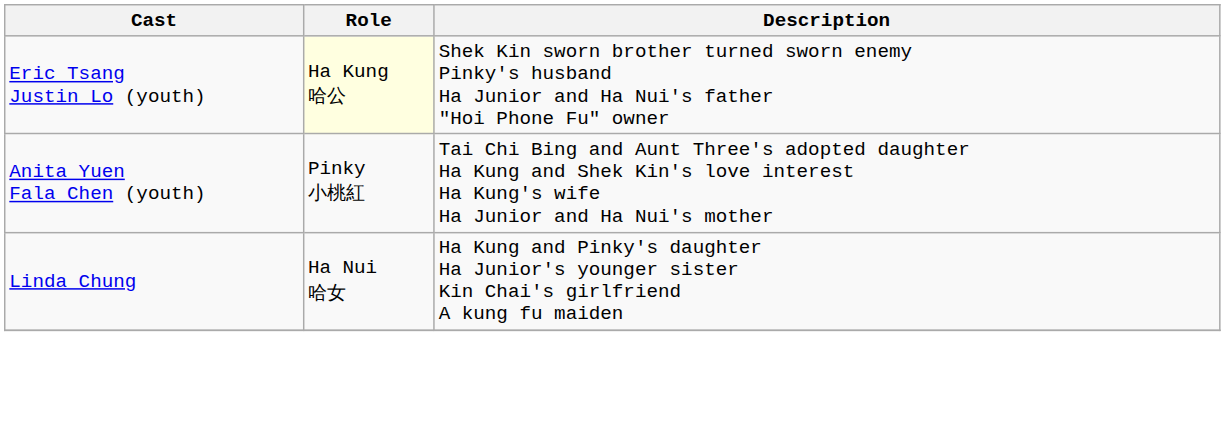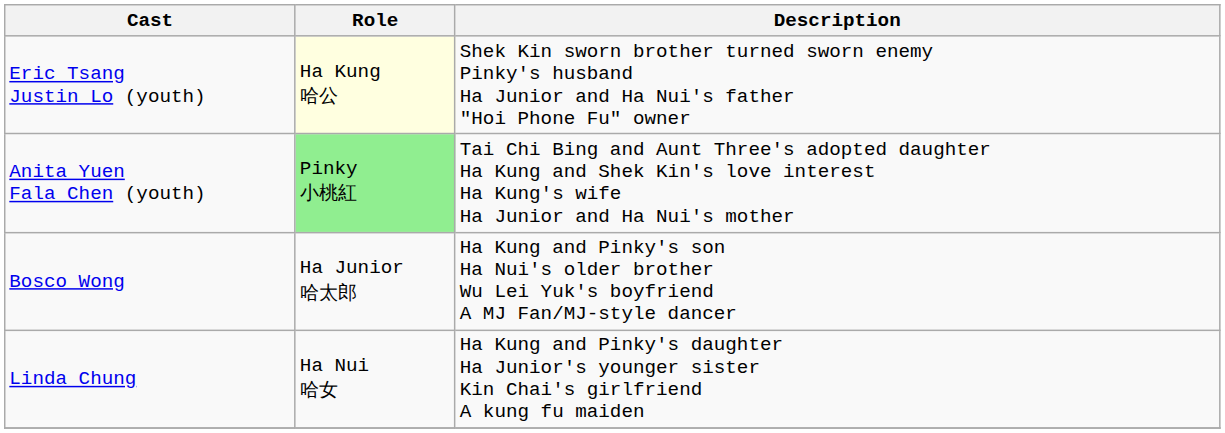(337, 182) no background -> (329, 182) lightgreen background
+ row: (67, 281)
